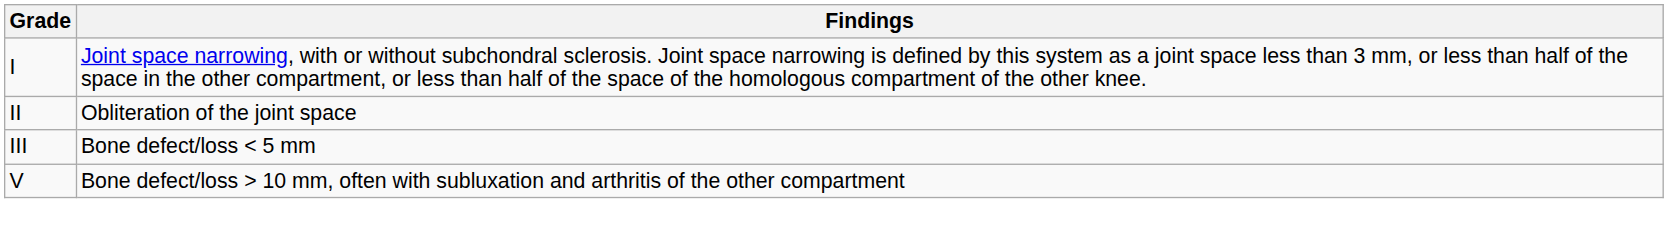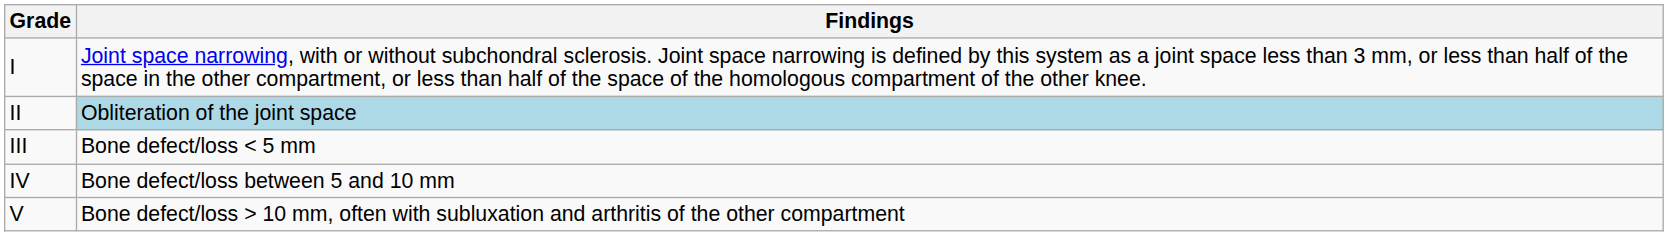(219, 112) no background -> (219, 112) lightblue background
+ row: (20, 180)
